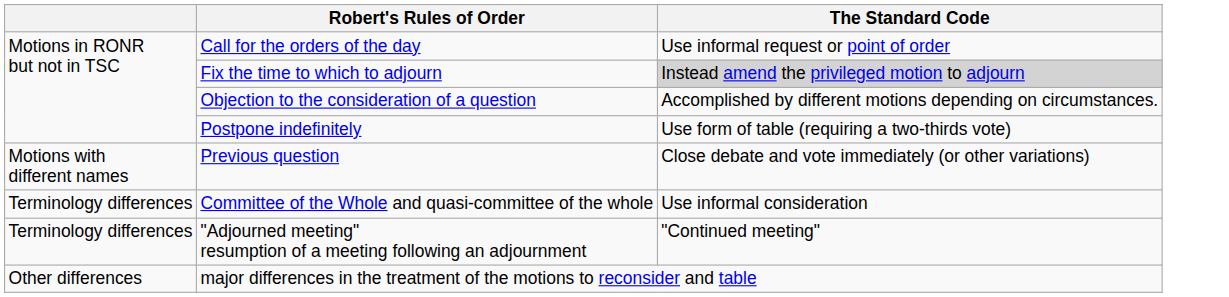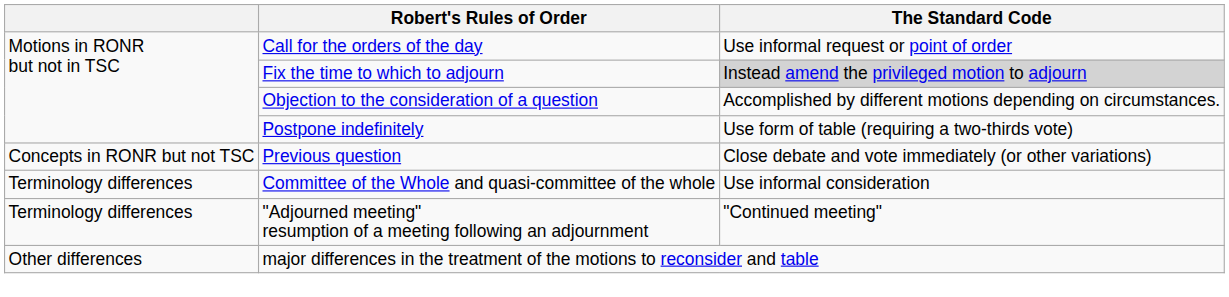(69, 166) Motions with different names -> (132, 156) Concepts in RONR but not TSC
